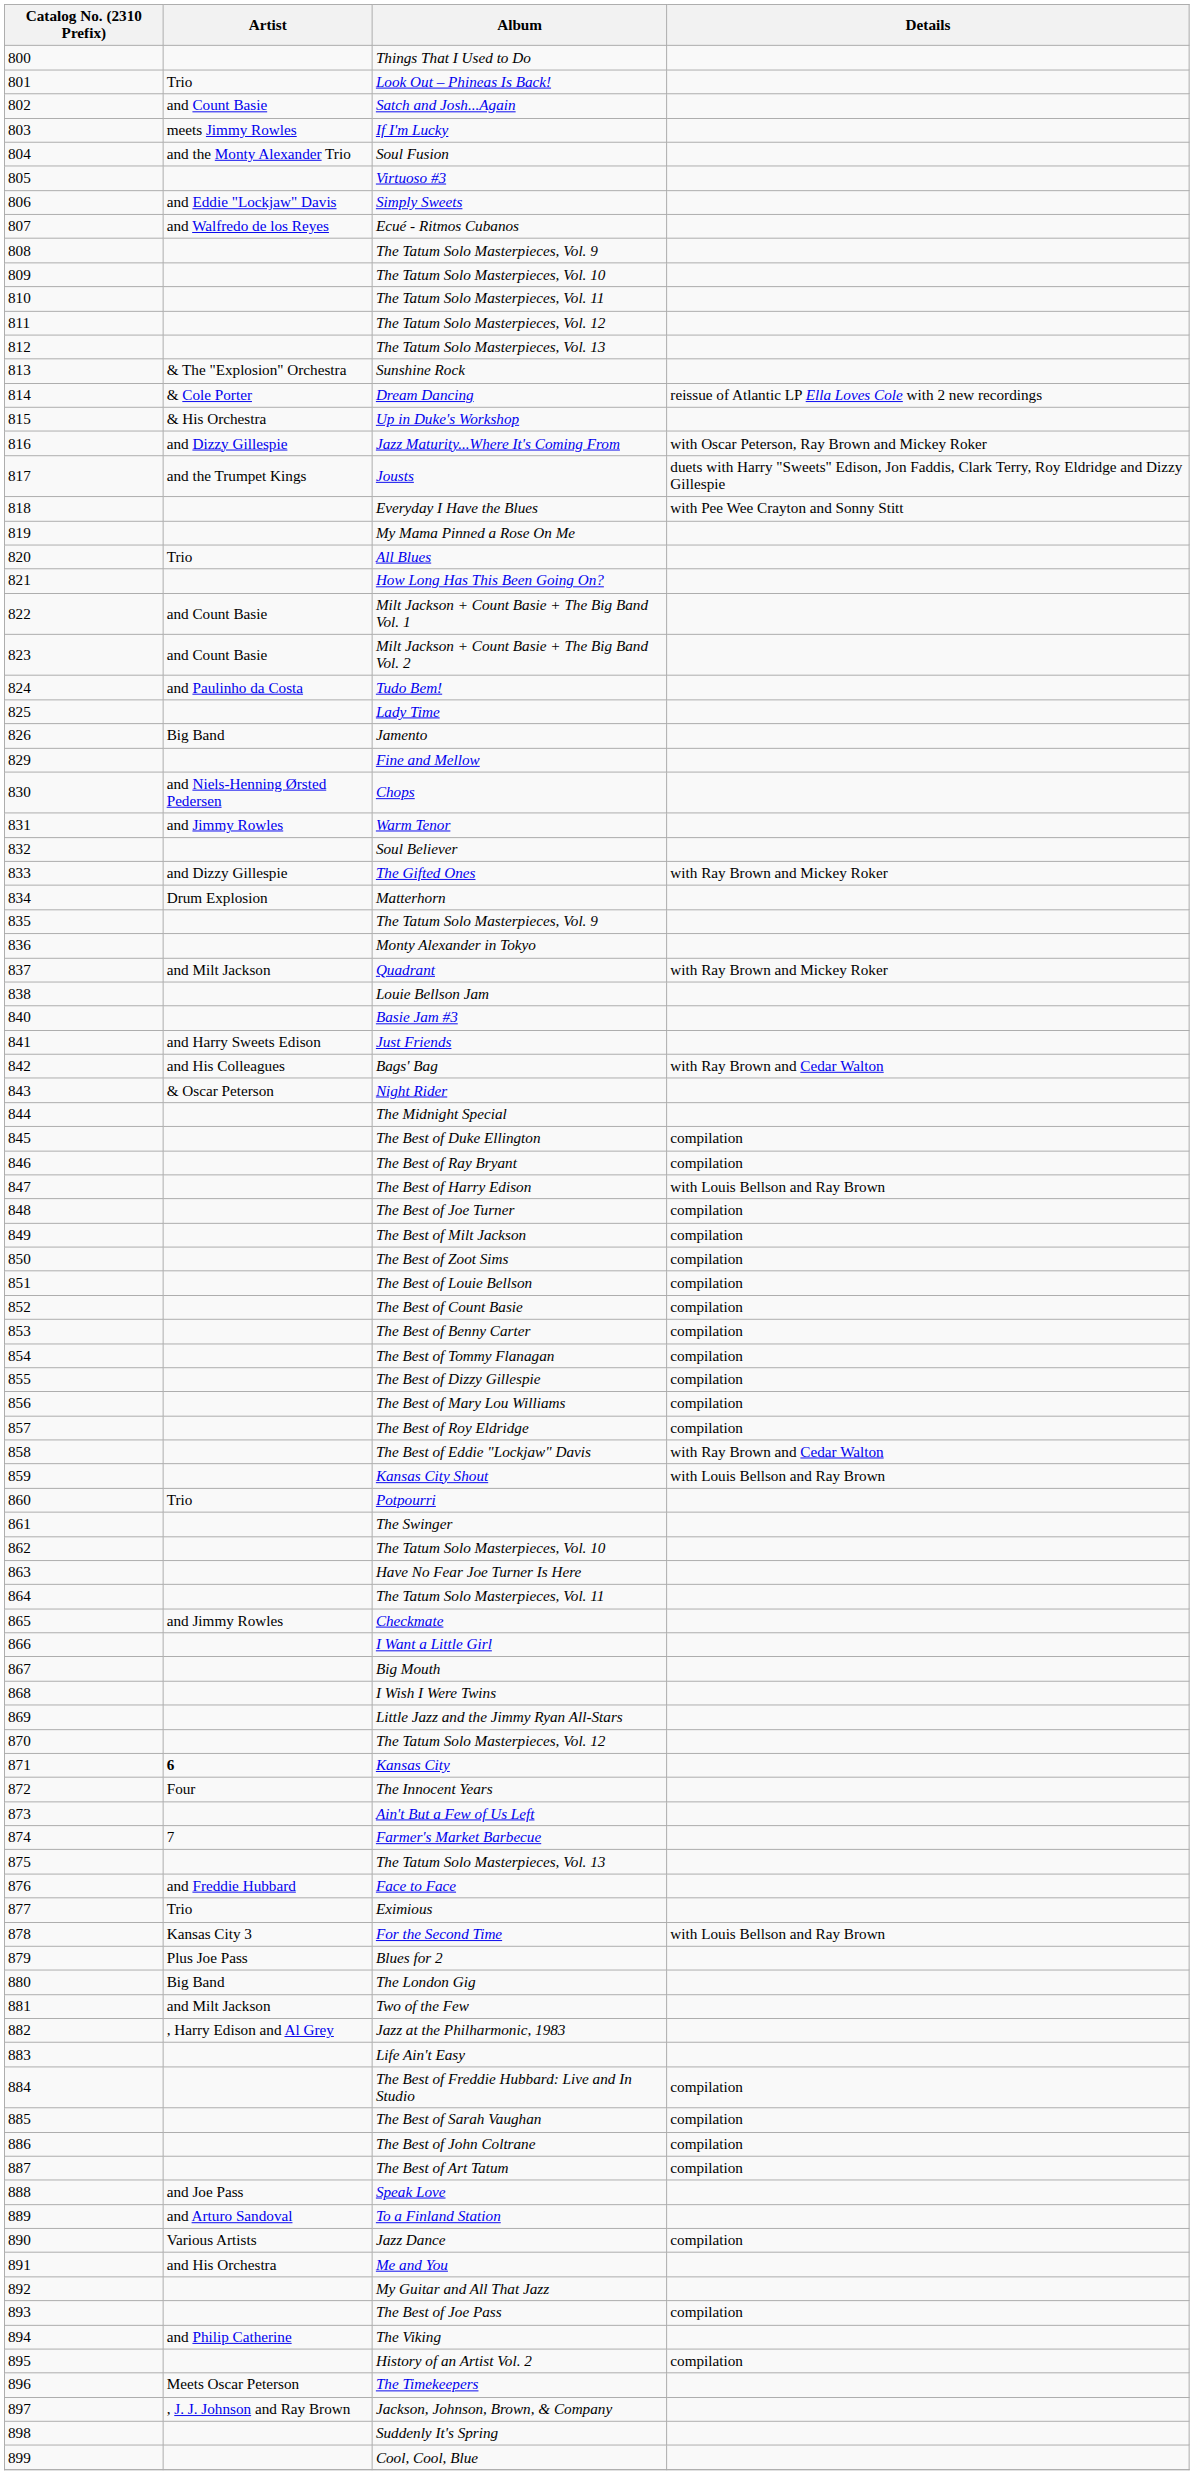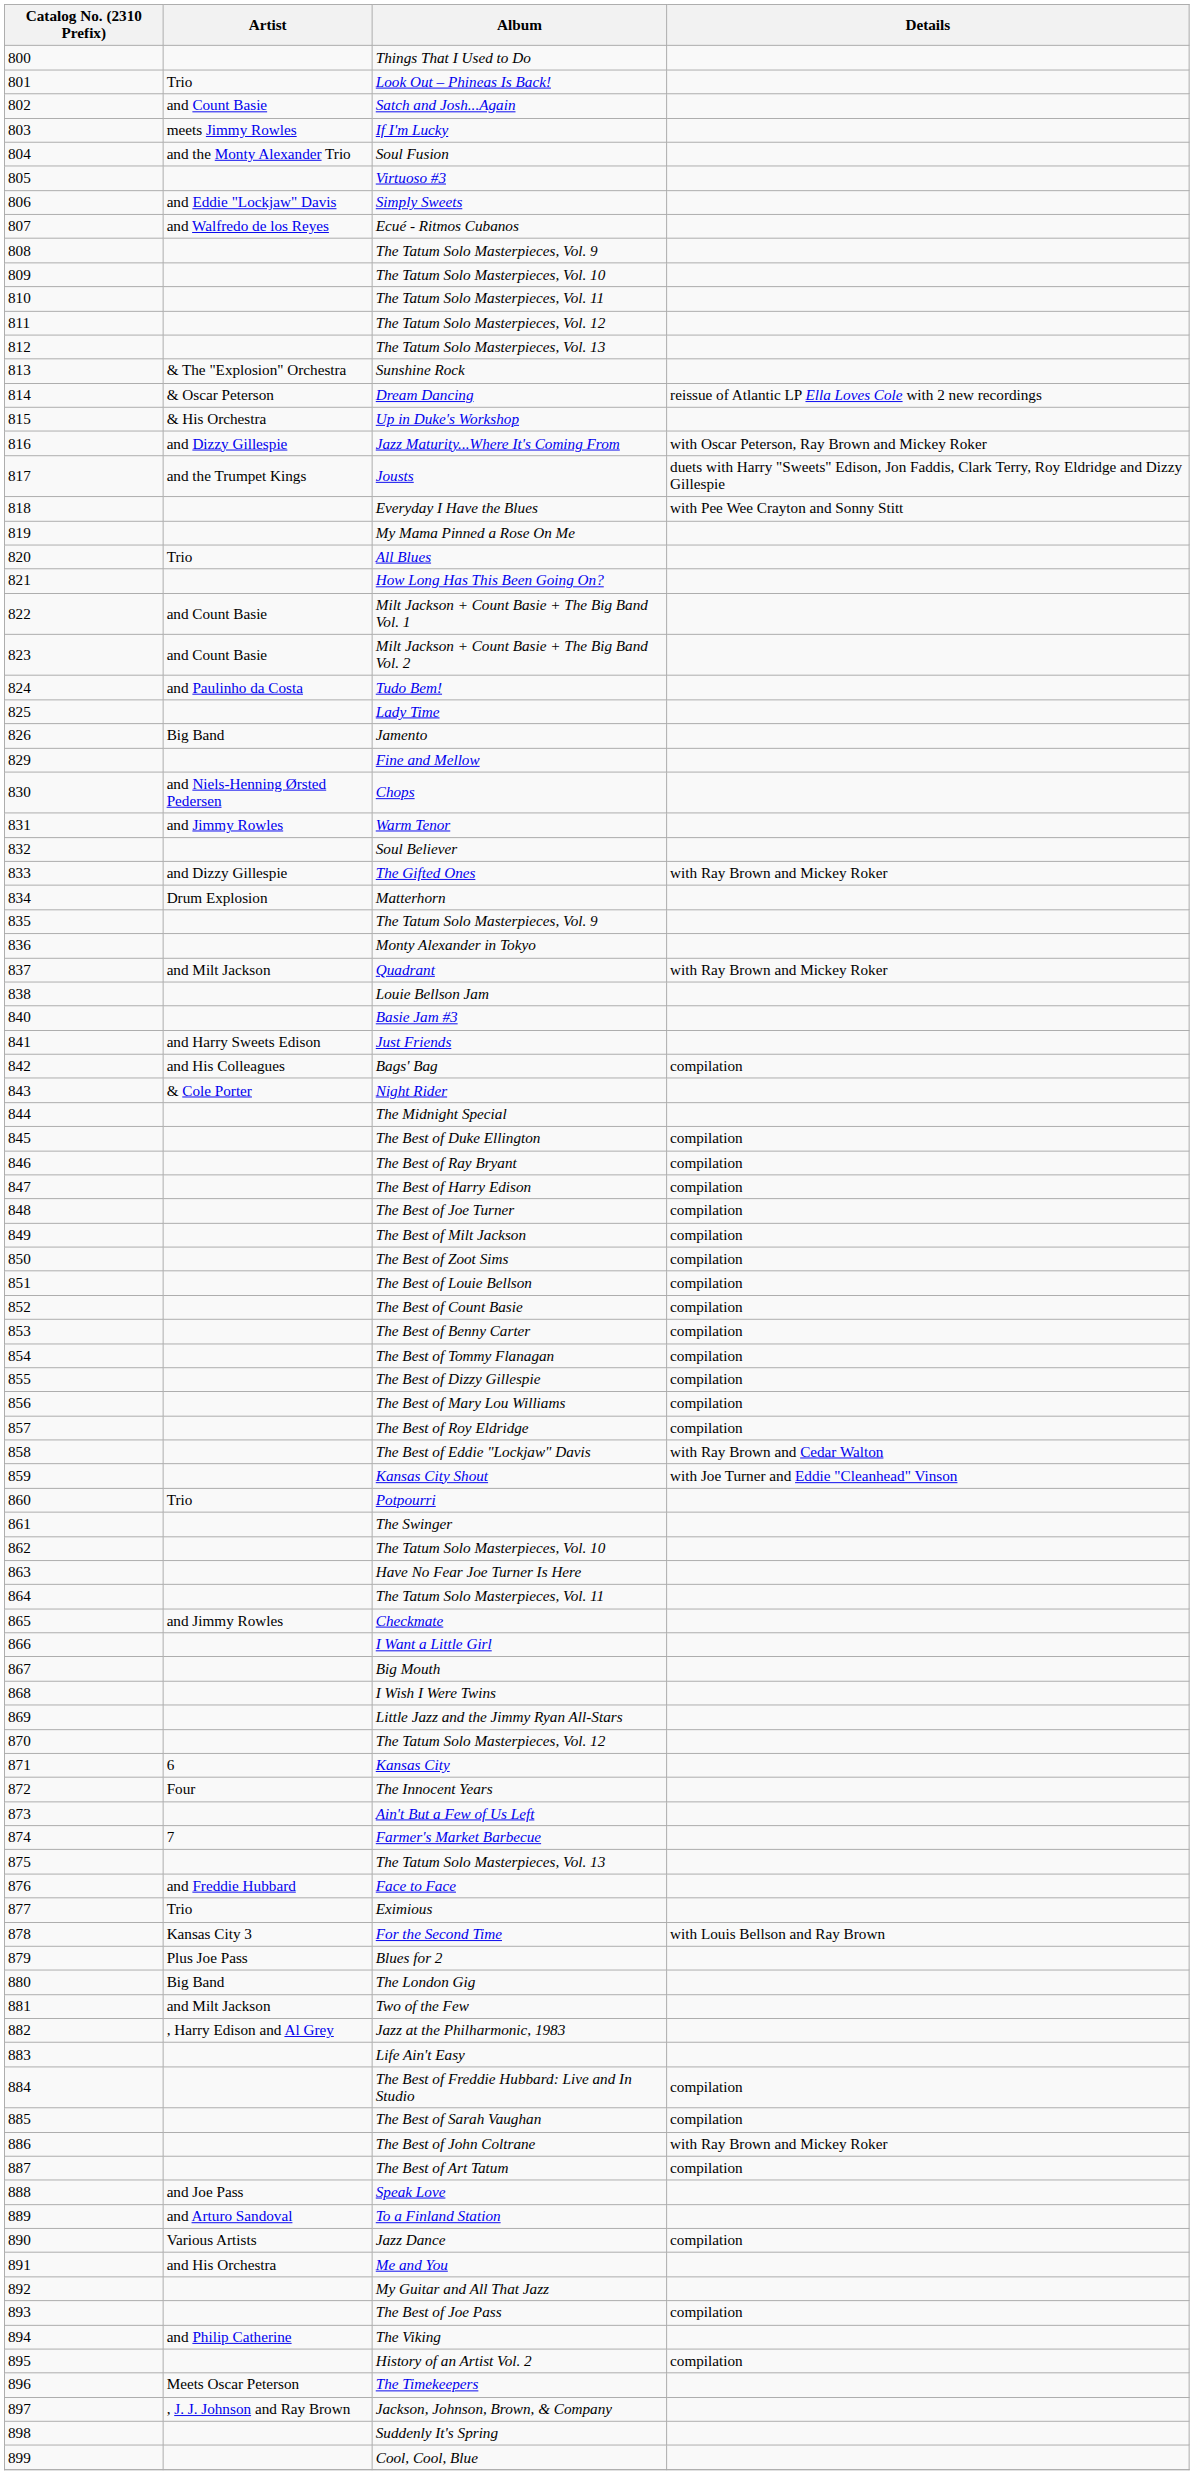(209, 395) & Cole Porter -> (220, 395) & Oscar Peterson
(777, 1066) with Ray Brown and Cedar Walton -> (706, 1066) compilation
(220, 1090) & Oscar Peterson -> (209, 1090) & Cole Porter
(778, 1186) with Louis Bellson and Ray Brown -> (706, 1186) compilation
(778, 1476) with Louis Bellson and Ray Brown -> (814, 1476) with Joe Turner and Eddie "Cleanhead" Vinson
(170, 1765) bold -> (170, 1765) normal
(707, 2144) compilation -> (779, 2144) with Ray Brown and Mickey Roker
